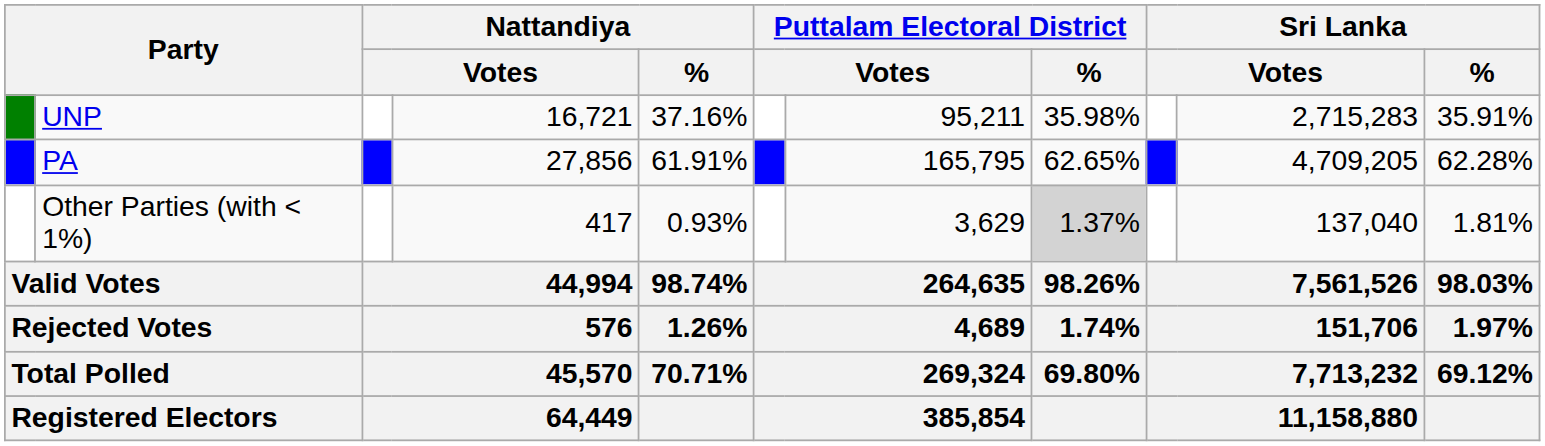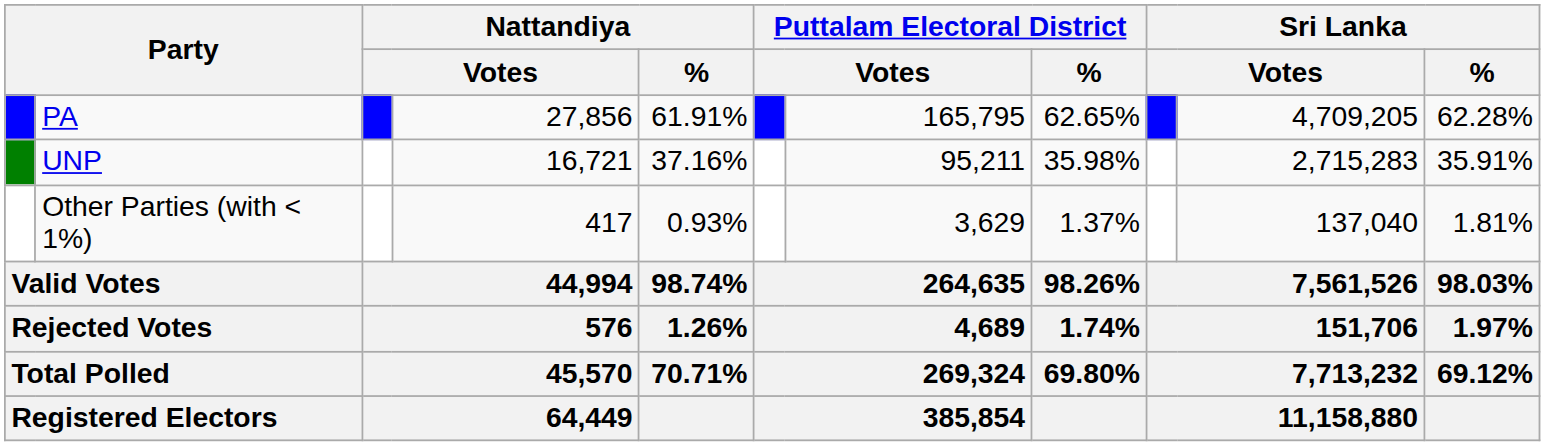rows swapped: (60, 161) <-> (72, 116)
(1100, 222) lightgrey background -> (1100, 222) no background
